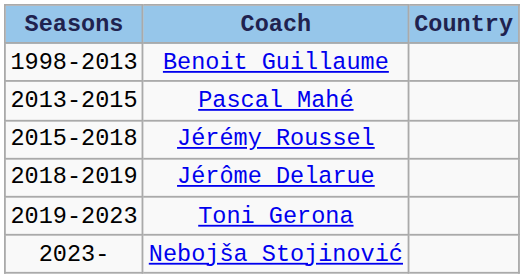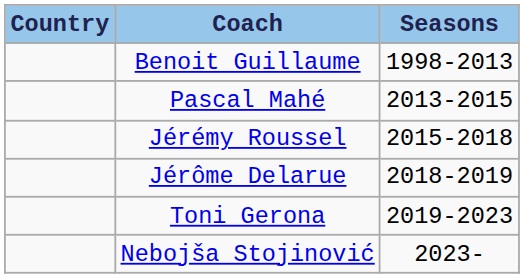columns swapped: (74, 24) <-> (464, 24)
